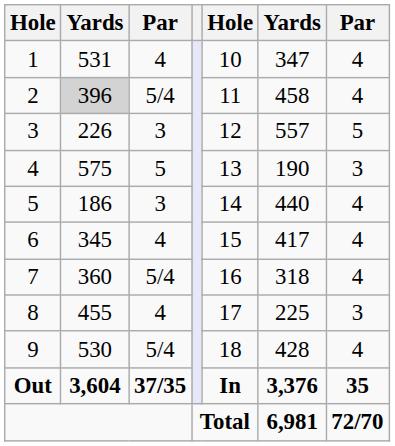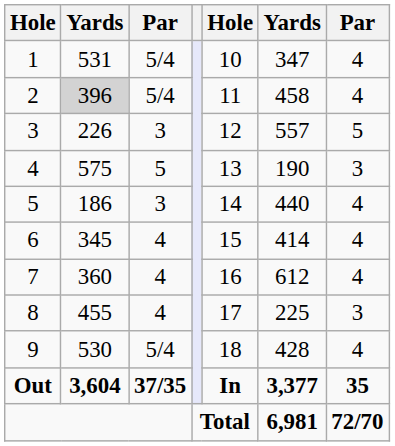(160, 58) 4 -> (160, 58) 5/4
(292, 240) 417 -> (292, 240) 414
(160, 276) 5/4 -> (160, 276) 4
(292, 276) 318 -> (292, 276) 612
(292, 385) 3,376 -> (292, 385) 3,377
